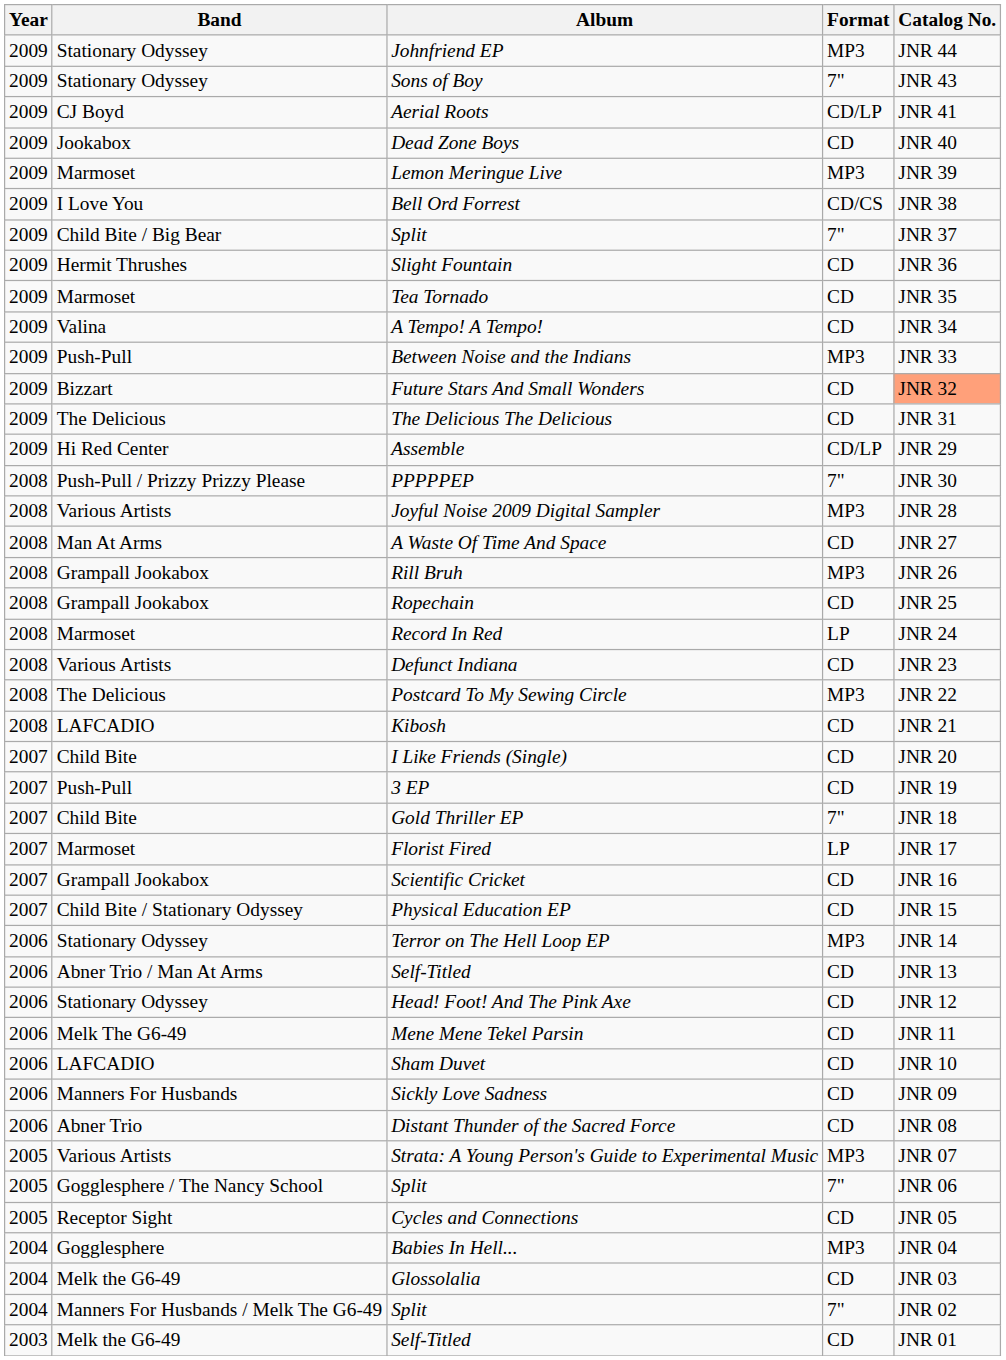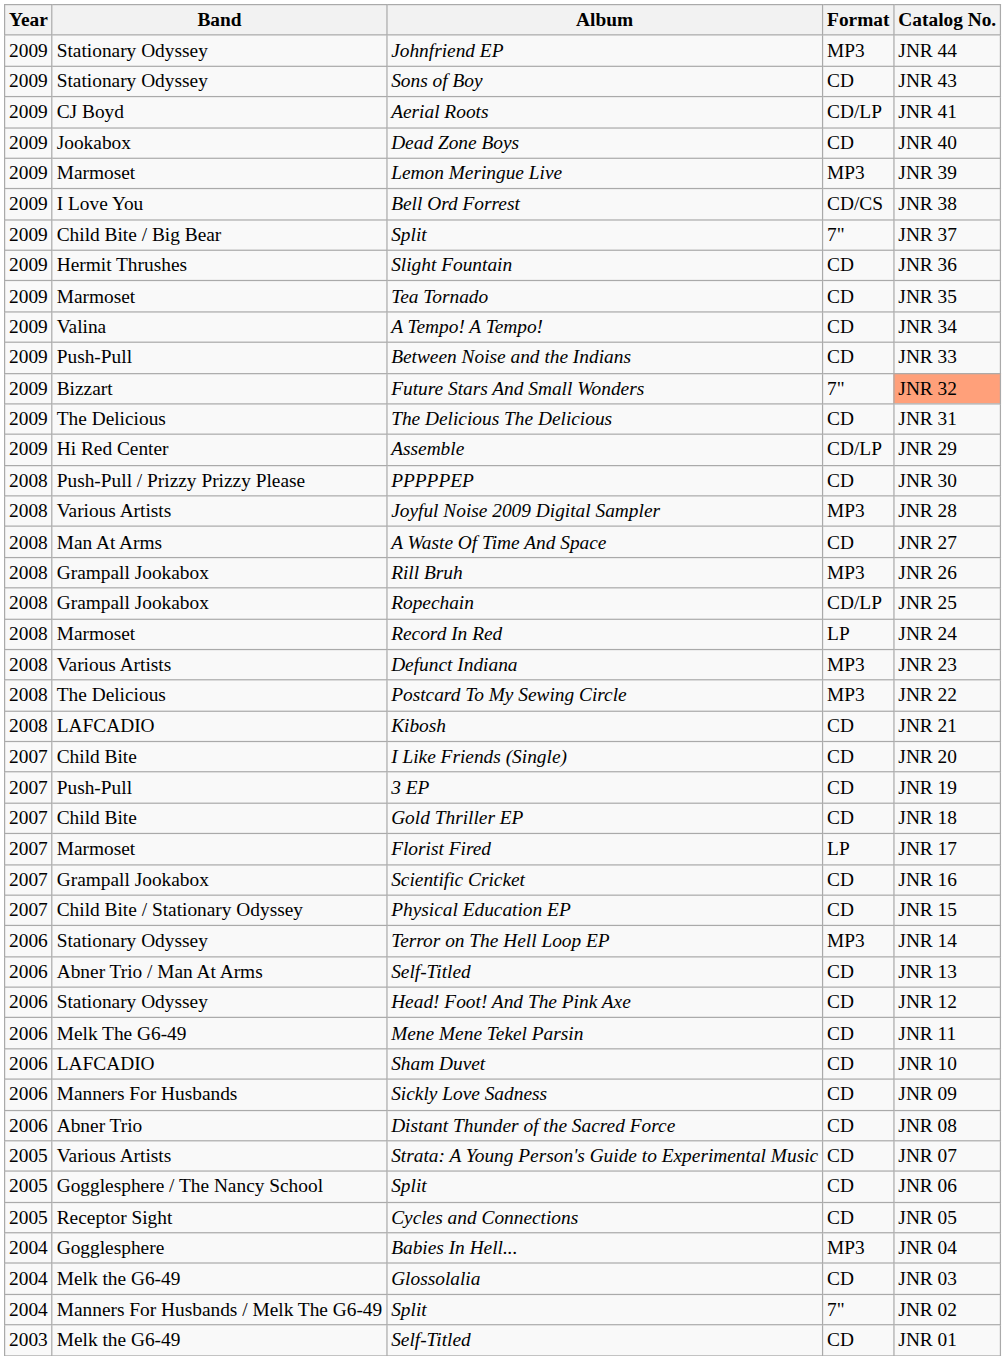(836, 81) 7" -> (841, 81) CD
(846, 357) MP3 -> (841, 357) CD
(841, 388) CD -> (836, 388) 7"
(836, 480) 7" -> (841, 480) CD
(841, 603) CD -> (854, 603) CD/LP
(841, 664) CD -> (846, 664) MP3
(836, 818) 7" -> (841, 818) CD
(846, 1155) MP3 -> (841, 1155) CD
(836, 1186) 7" -> (841, 1186) CD
